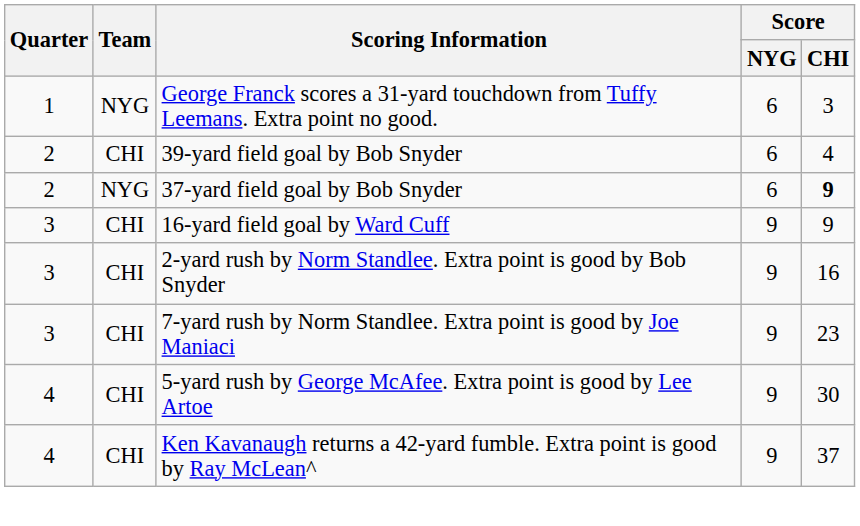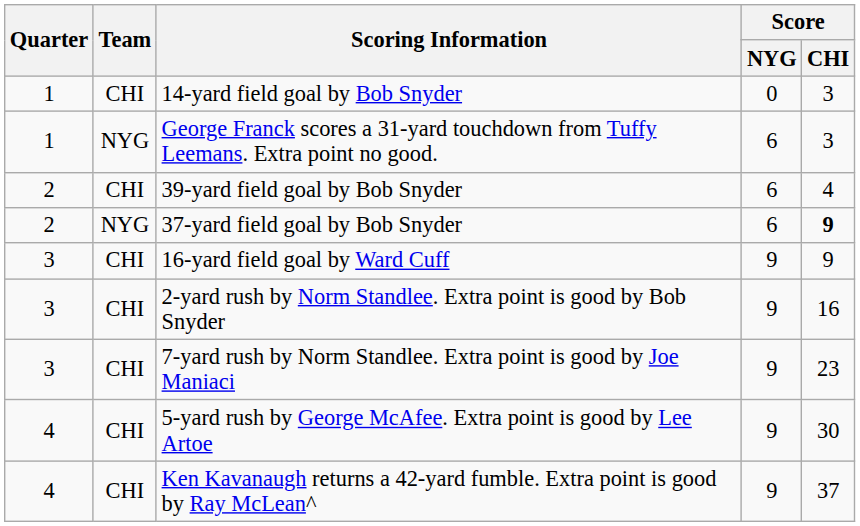+ row: (312, 93)
